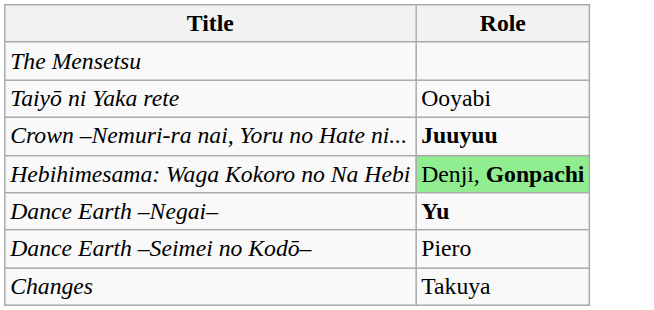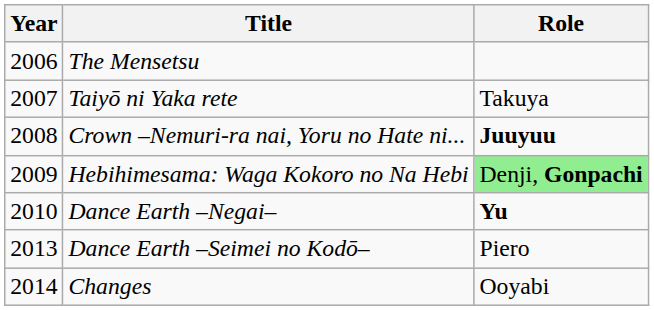+ column: (34, 23)
(456, 98) Ooyabi -> (514, 98) Takuya
(456, 286) Takuya -> (514, 286) Ooyabi
